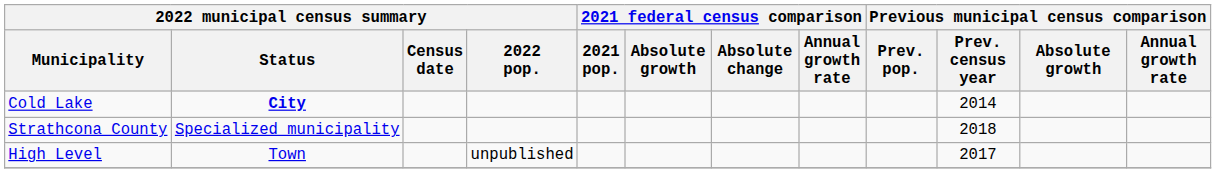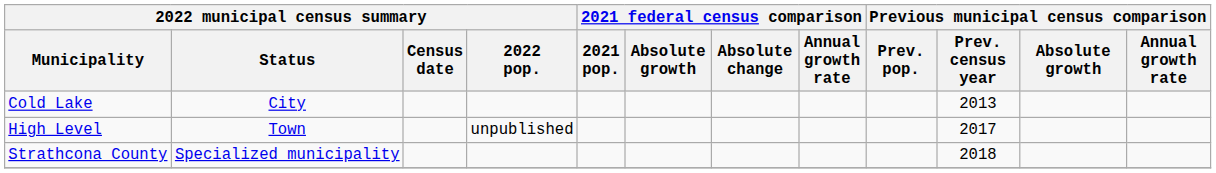(287, 104) bold -> (287, 104) normal
(978, 104) 2014 -> (978, 104) 2013
rows swapped: (55, 155) <-> (88, 130)
